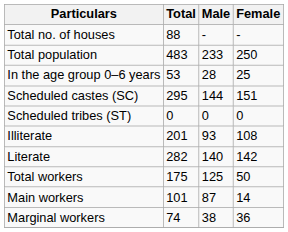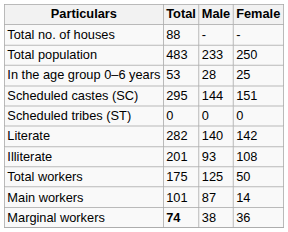rows swapped: (29, 156) <-> (30, 136)
(173, 217) normal -> (173, 217) bold
